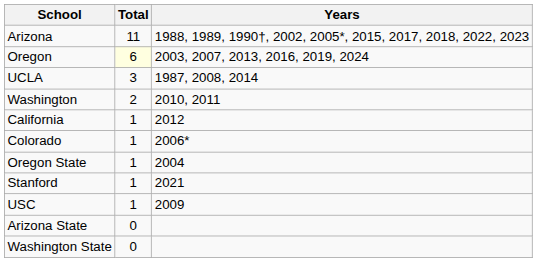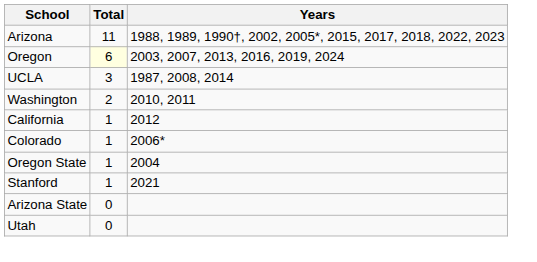- row: (21, 204)
+ row: (22, 225)
- row: (60, 246)
